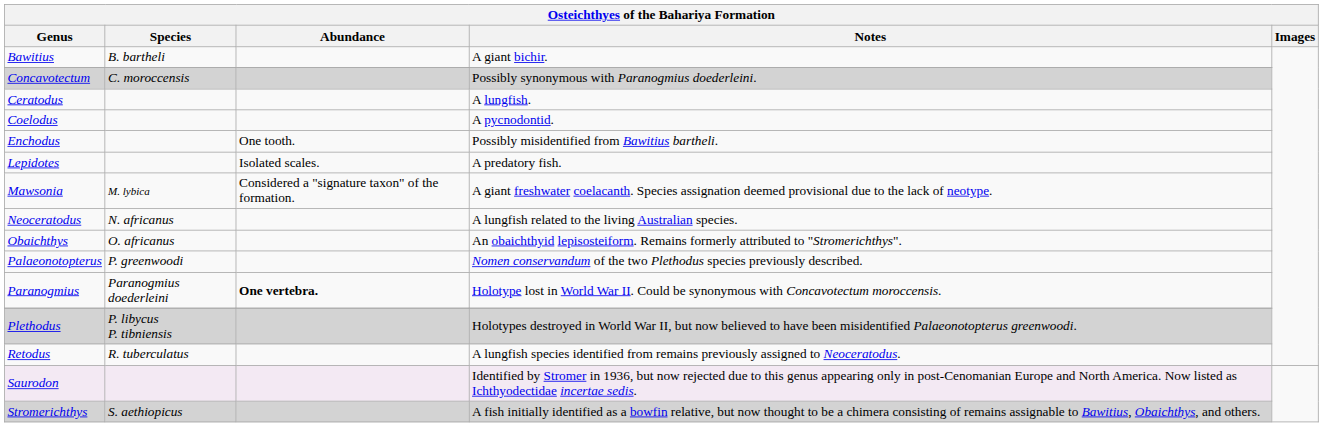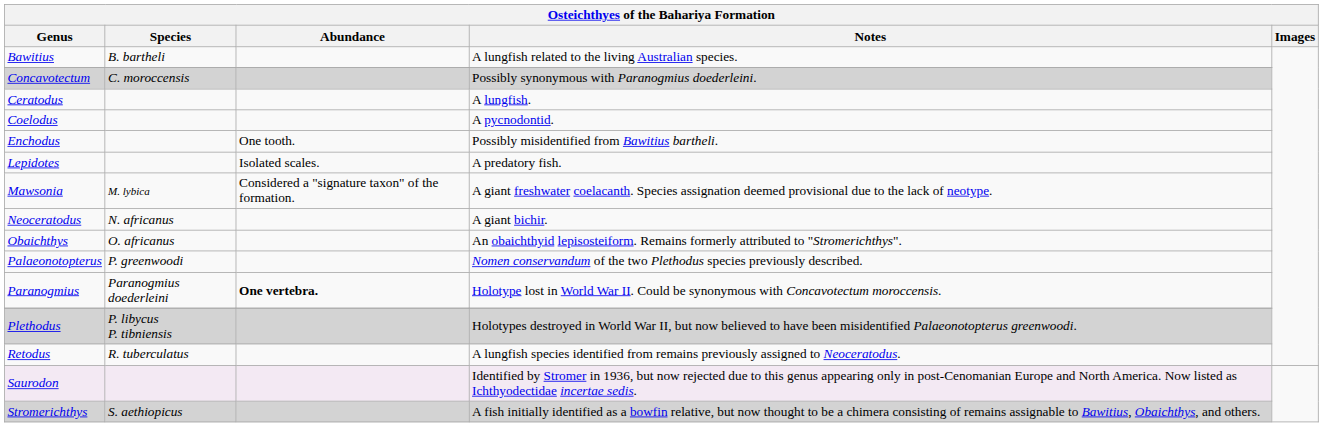(510, 57) A giant bichir. -> (605, 57) A lungfish related to the living Australian species.
(605, 219) A lungfish related to the living Australian species. -> (510, 219) A giant bichir.
